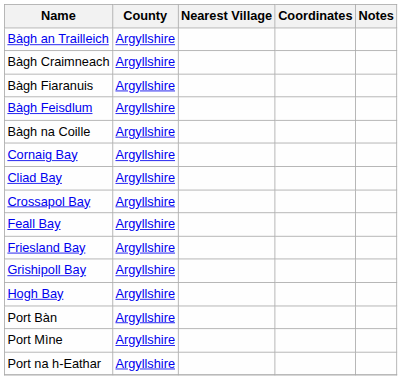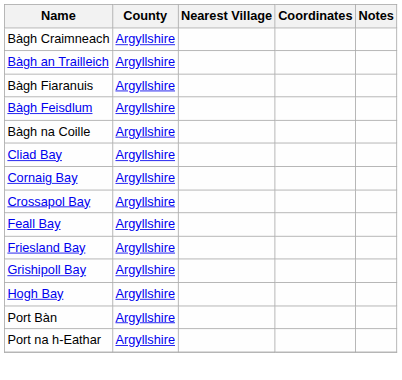rows swapped: (58, 62) <-> (58, 39)
rows swapped: (35, 178) <-> (42, 155)
- row: (35, 340)
